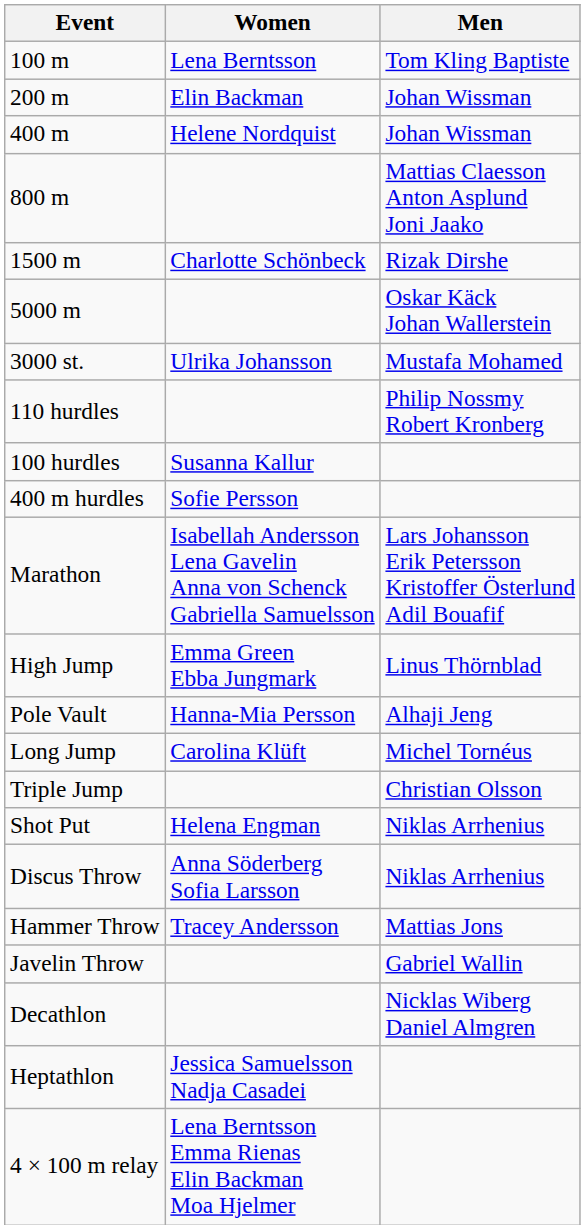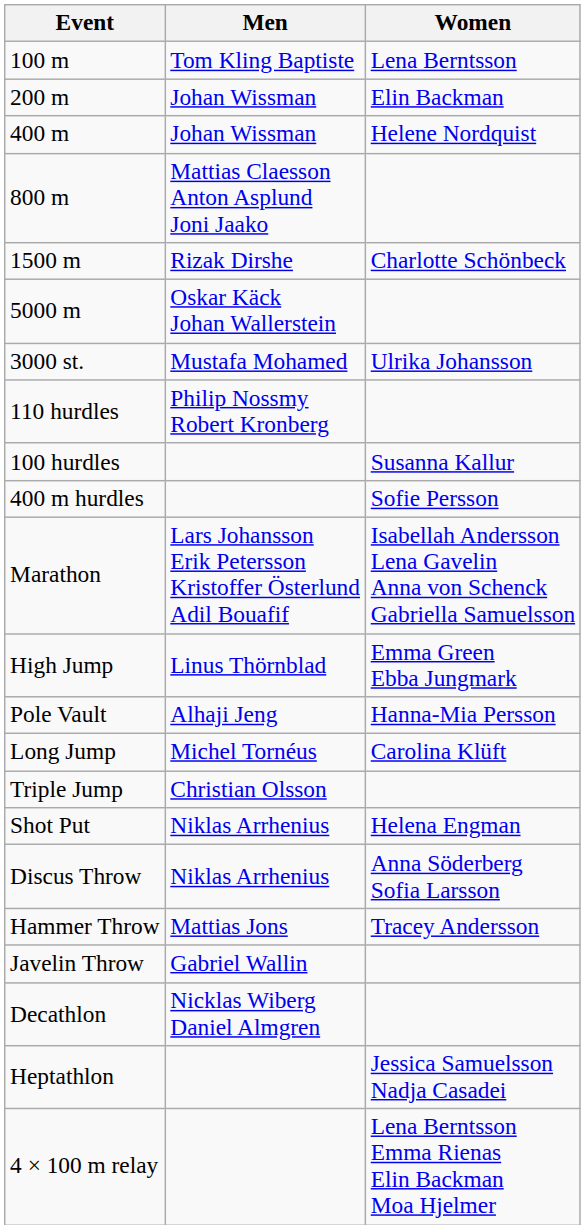columns swapped: (480, 23) <-> (272, 23)
